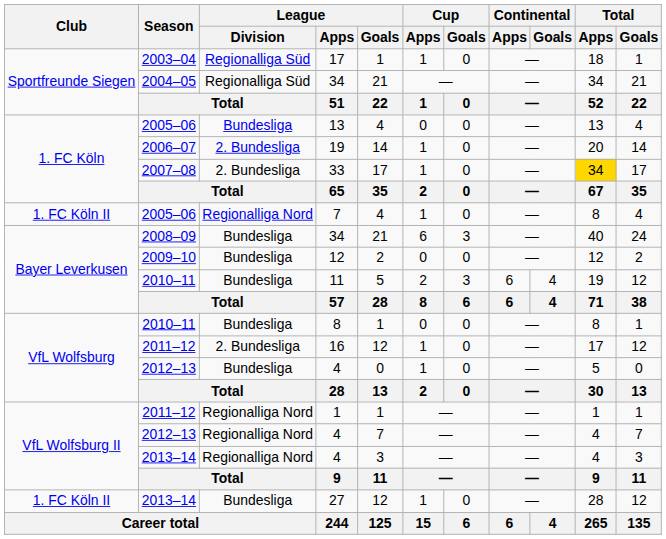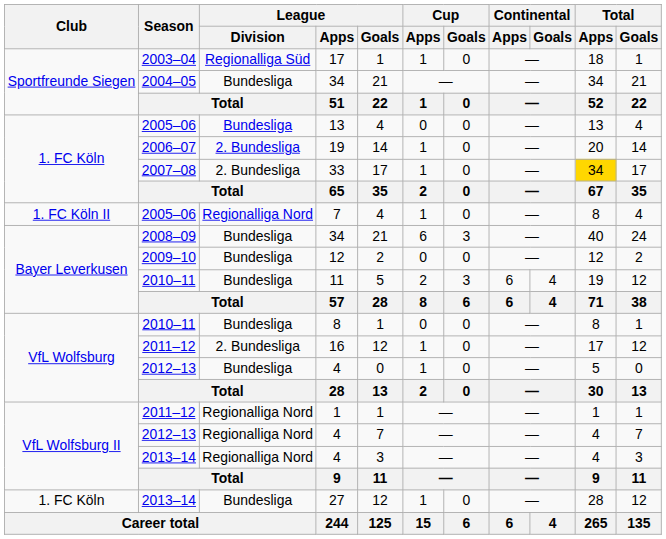(258, 81) Regionalliga Süd -> (258, 81) Bundesliga
(71, 501) 1. FC Köln II -> (71, 501) 1. FC Köln
